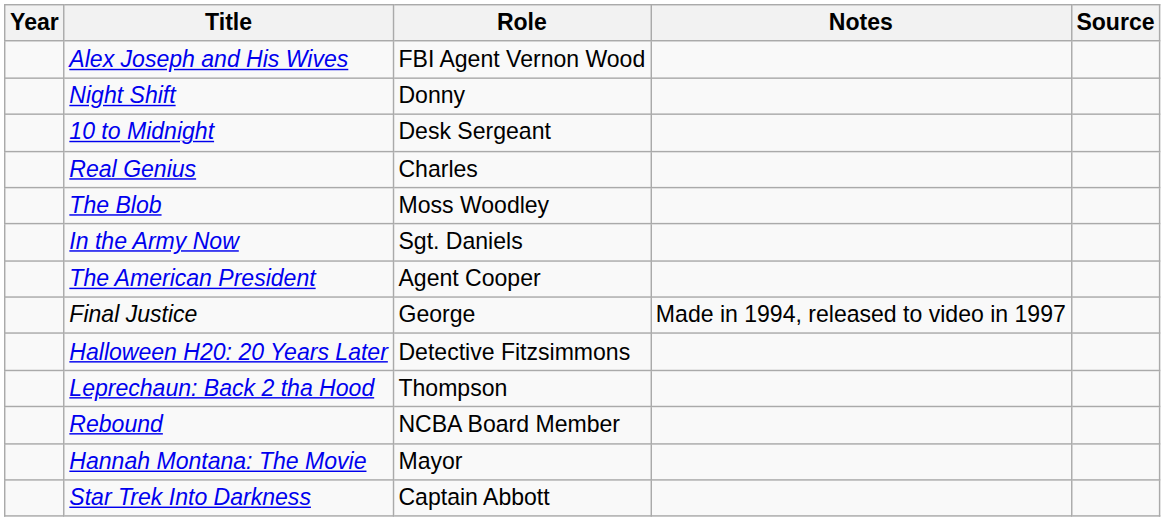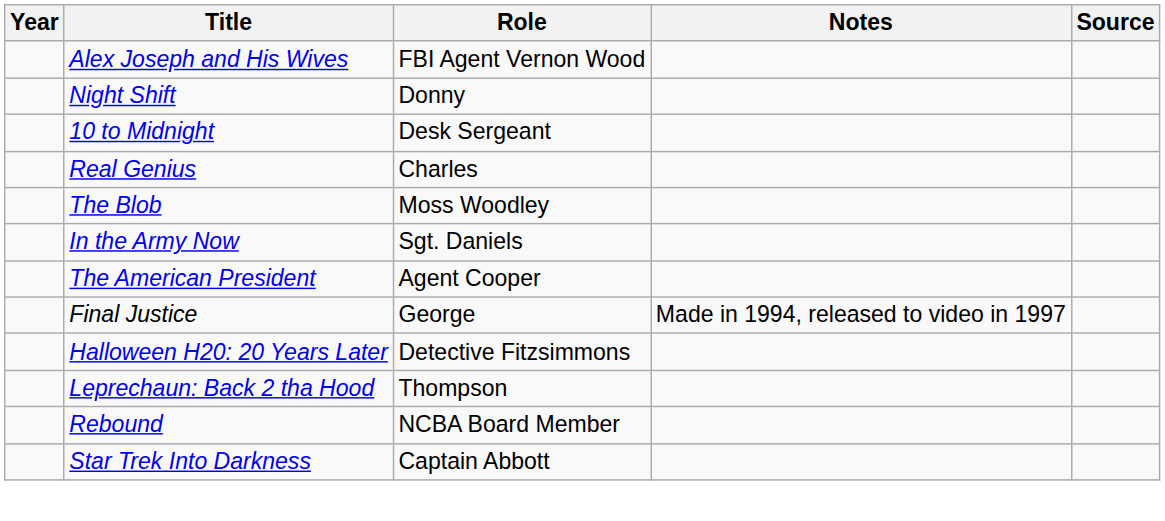- row: (218, 461)
